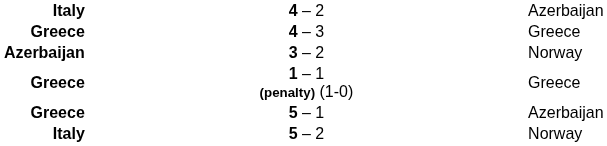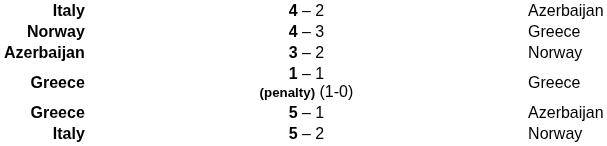(58, 32) Greece -> (56, 32) Norway
